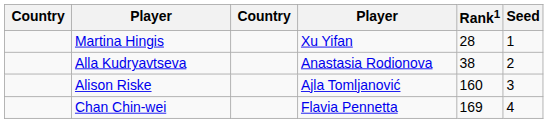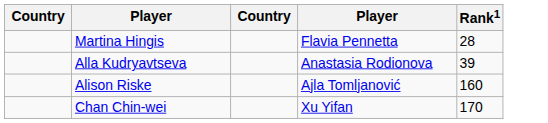- column: (523, 17)
(327, 41) Xu Yifan -> (349, 41) Flavia Pennetta
(467, 63) 38 -> (467, 63) 39
(349, 107) Flavia Pennetta -> (327, 107) Xu Yifan
(471, 107) 169 -> (471, 107) 170
